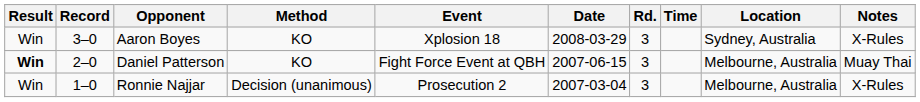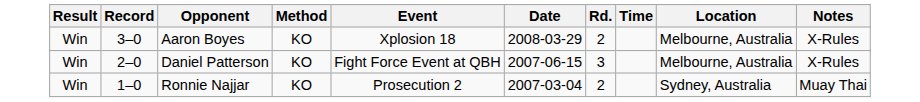(645, 39) 3 -> (601, 39) 2
(760, 39) Sydney, Australia -> (726, 39) Melbourne, Australia
(31, 62) bold -> (75, 62) normal
(878, 62) Muay Thai -> (833, 62) X-Rules
(301, 85) Decision (unanimous) -> (301, 85) KO
(645, 85) 3 -> (601, 85) 2
(771, 85) Melbourne, Australia -> (716, 85) Sydney, Australia
(878, 85) X-Rules -> (833, 85) Muay Thai
